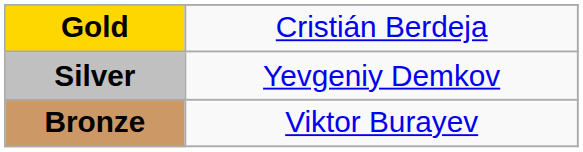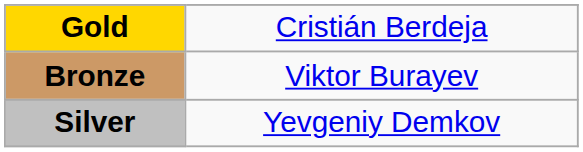rows swapped: (95, 75) <-> (95, 122)
